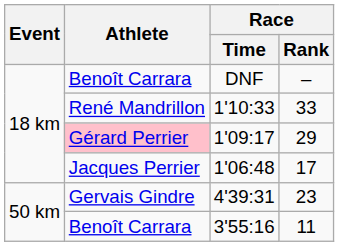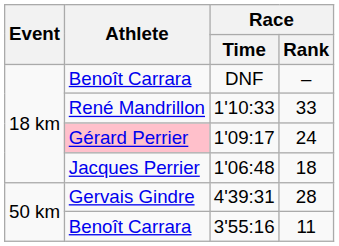(306, 138) 29 -> (306, 138) 24
(306, 168) 17 -> (306, 168) 18
(306, 197) 23 -> (306, 197) 28
